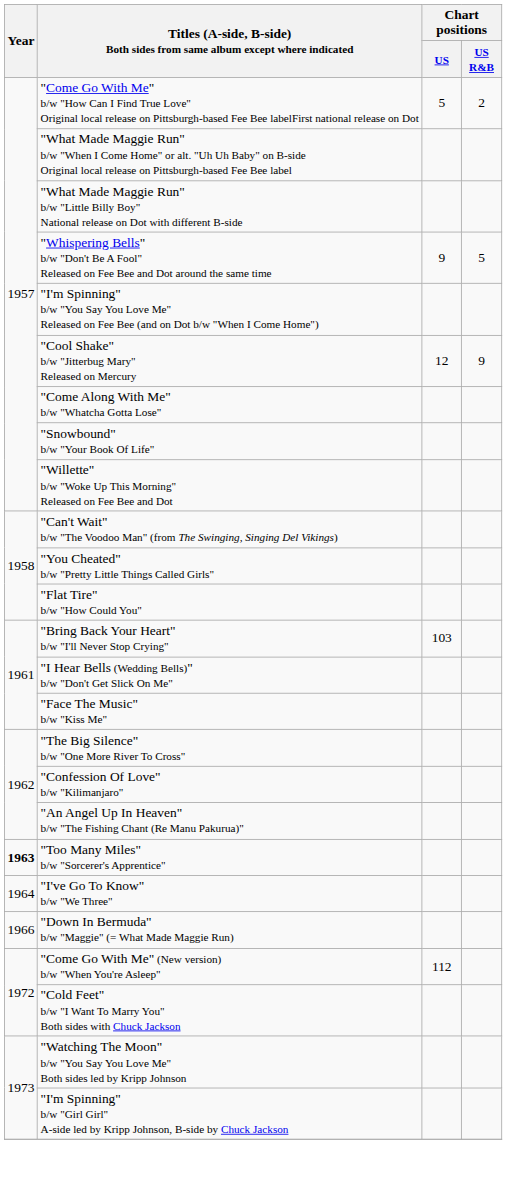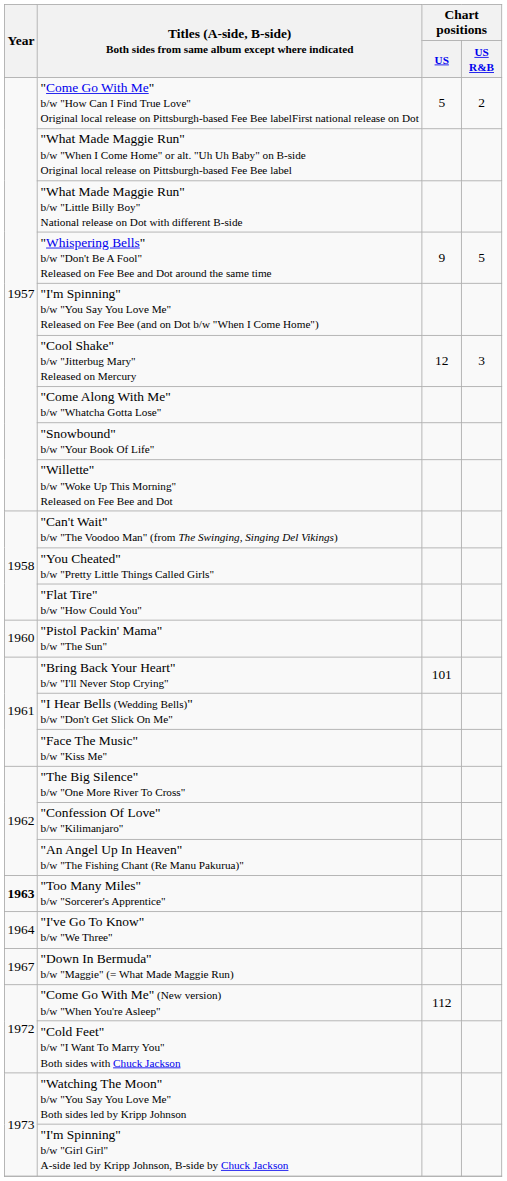(482, 360) 9 -> (482, 360) 3
+ row: (101, 638)
(442, 638) 103 -> (442, 675) 101
(21, 930) 1966 -> (21, 966) 1967
